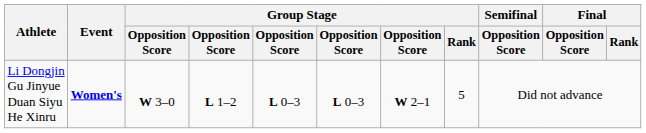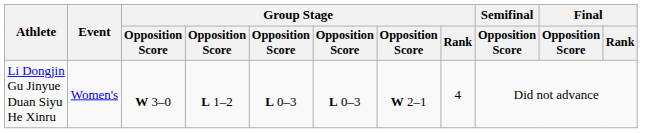(96, 94) bold -> (94, 94) normal
(462, 94) 5 -> (458, 94) 4
